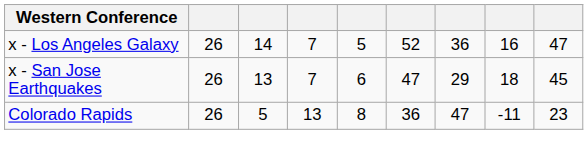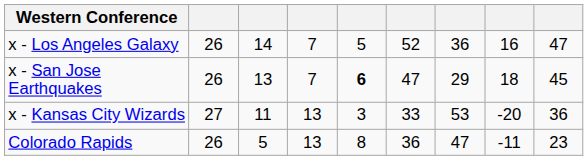(361, 79) normal -> (361, 79) bold
+ row: (97, 115)
